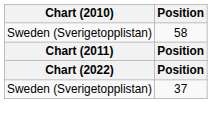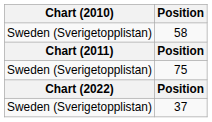+ row: (181, 70)
